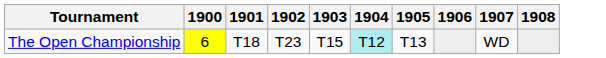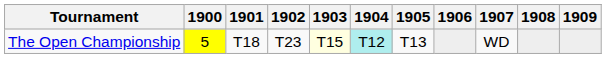+ column: (580, 17)
(205, 42) 6 -> (205, 42) 5
(330, 42) no background -> (330, 42) lightyellow background
